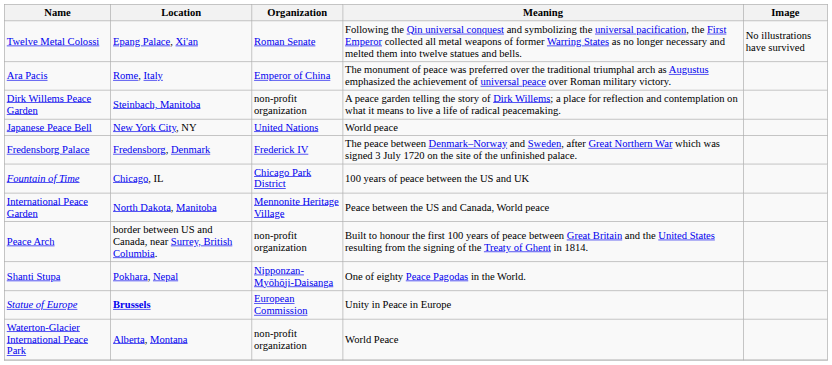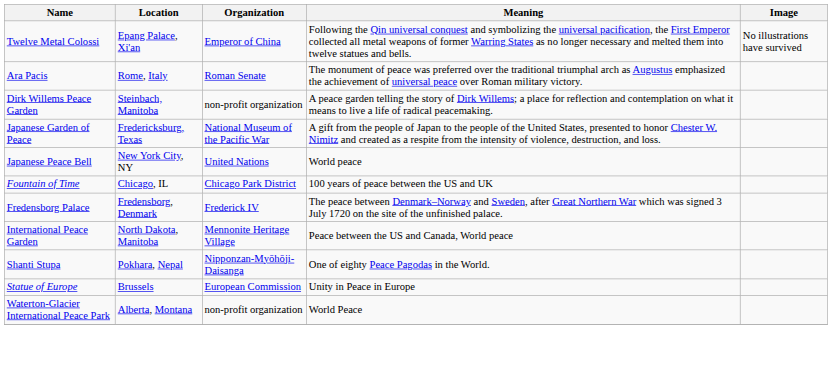(285, 41) Roman Senate -> (243, 41) Emperor of China
(292, 76) Emperor of China -> (235, 76) Roman Senate
+ row: (48, 133)
rows swapped: (43, 178) <-> (48, 150)
- row: (31, 241)
(132, 305) bold -> (136, 287) normal
